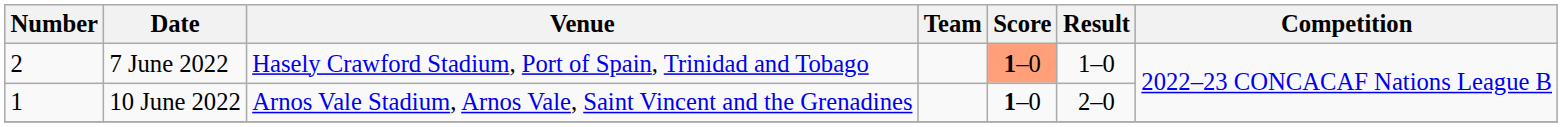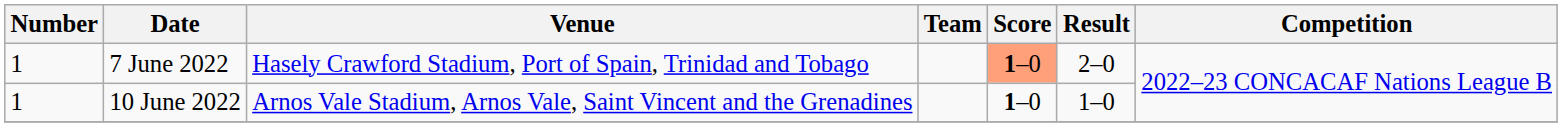(17, 63) 2 -> (17, 63) 1
(1096, 63) 1–0 -> (1096, 63) 2–0
(1096, 102) 2–0 -> (1096, 102) 1–0
